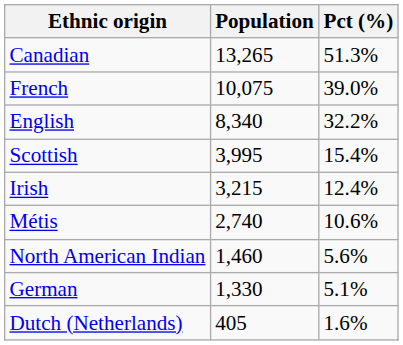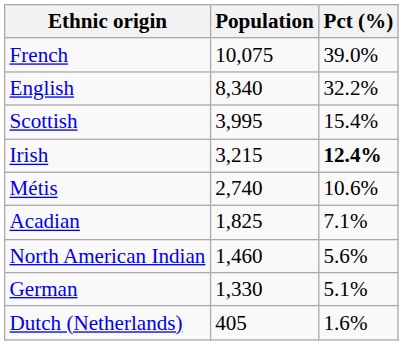- row: (49, 54)
(351, 188) normal -> (353, 155) bold
+ row: (45, 222)
